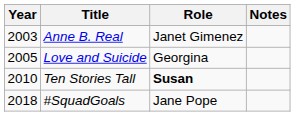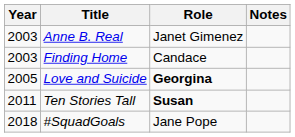+ row: (85, 57)
(181, 57) normal -> (182, 79) bold
(22, 79) 2010 -> (22, 100) 2011
